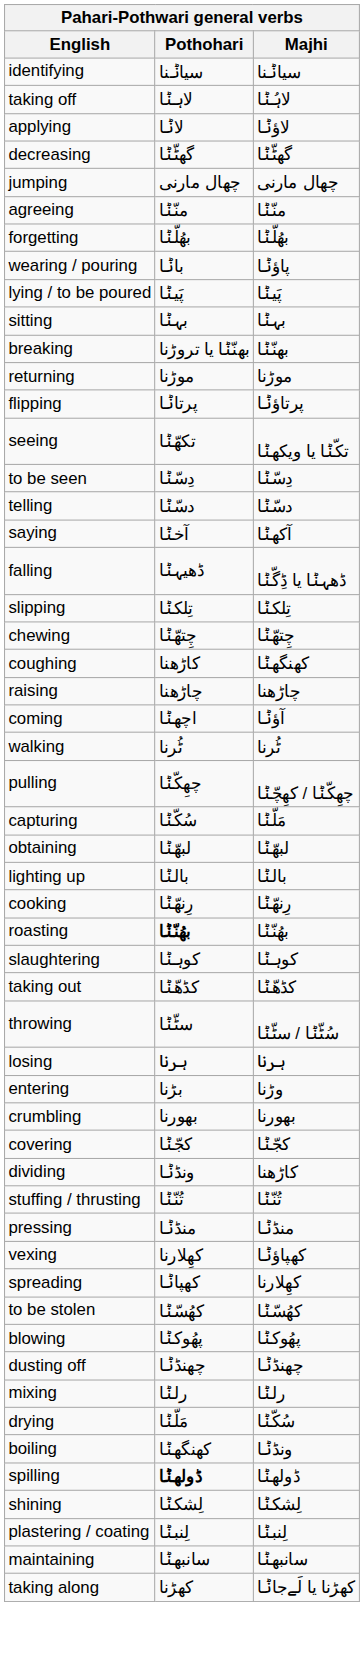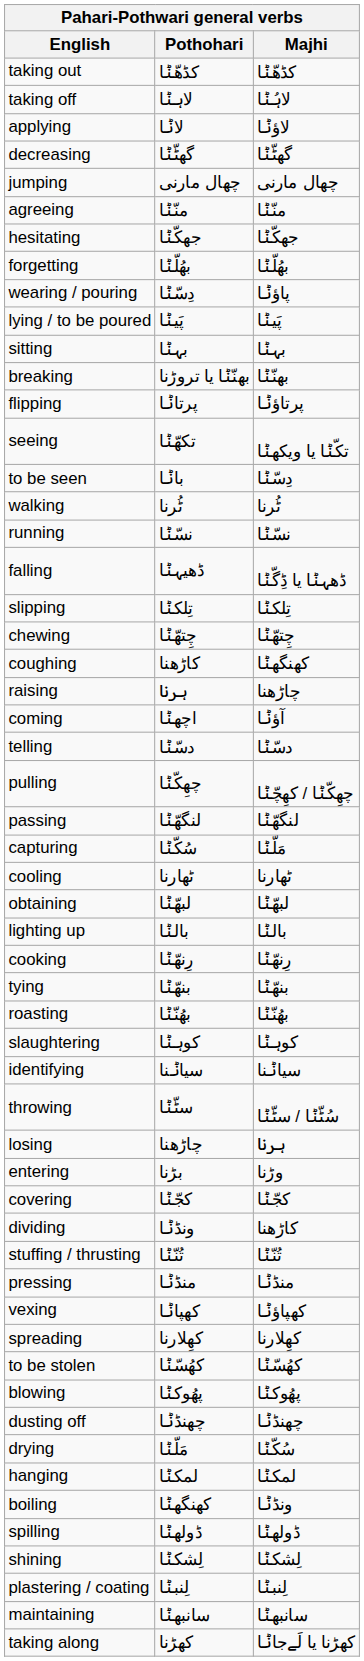rows swapped: (45, 986) <-> (46, 71)
+ row: (44, 237)
(171, 266) باݨا -> (177, 293) دِسّݨا
- row: (42, 376)
(177, 478) دِسّݨا -> (171, 478) باݨا
rows swapped: (30, 505) <-> (36, 746)
- row: (33, 533)
+ row: (36, 533)
(181, 691) چاڑھنا -> (173, 691) ہرنا
+ row: (37, 820)
+ row: (35, 876)
+ row: (26, 986)
(175, 931) bold -> (175, 1015) normal
(173, 1061) ہرنا -> (181, 1144) چاڑھنا
- row: (45, 1116)
(181, 1255) کھِلارنا -> (180, 1310) کھپاݨا
(180, 1283) کھپاݨا -> (181, 1338) کھِلارنا
- row: (33, 1393)
+ row: (38, 1476)
(181, 1477) bold -> (181, 1532) normal
